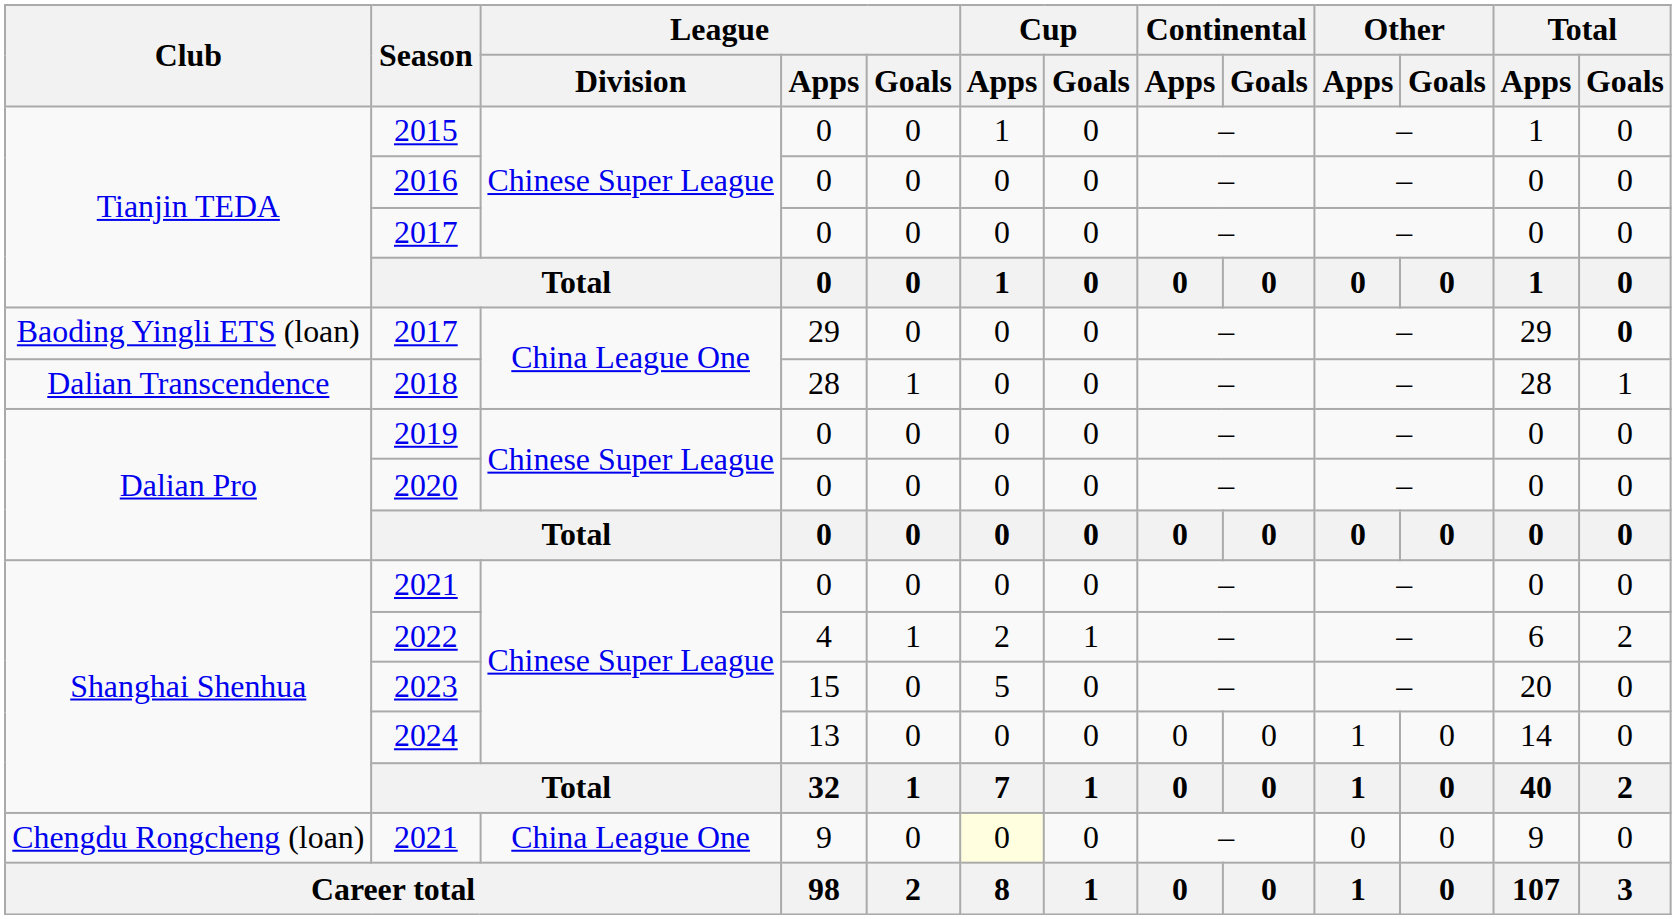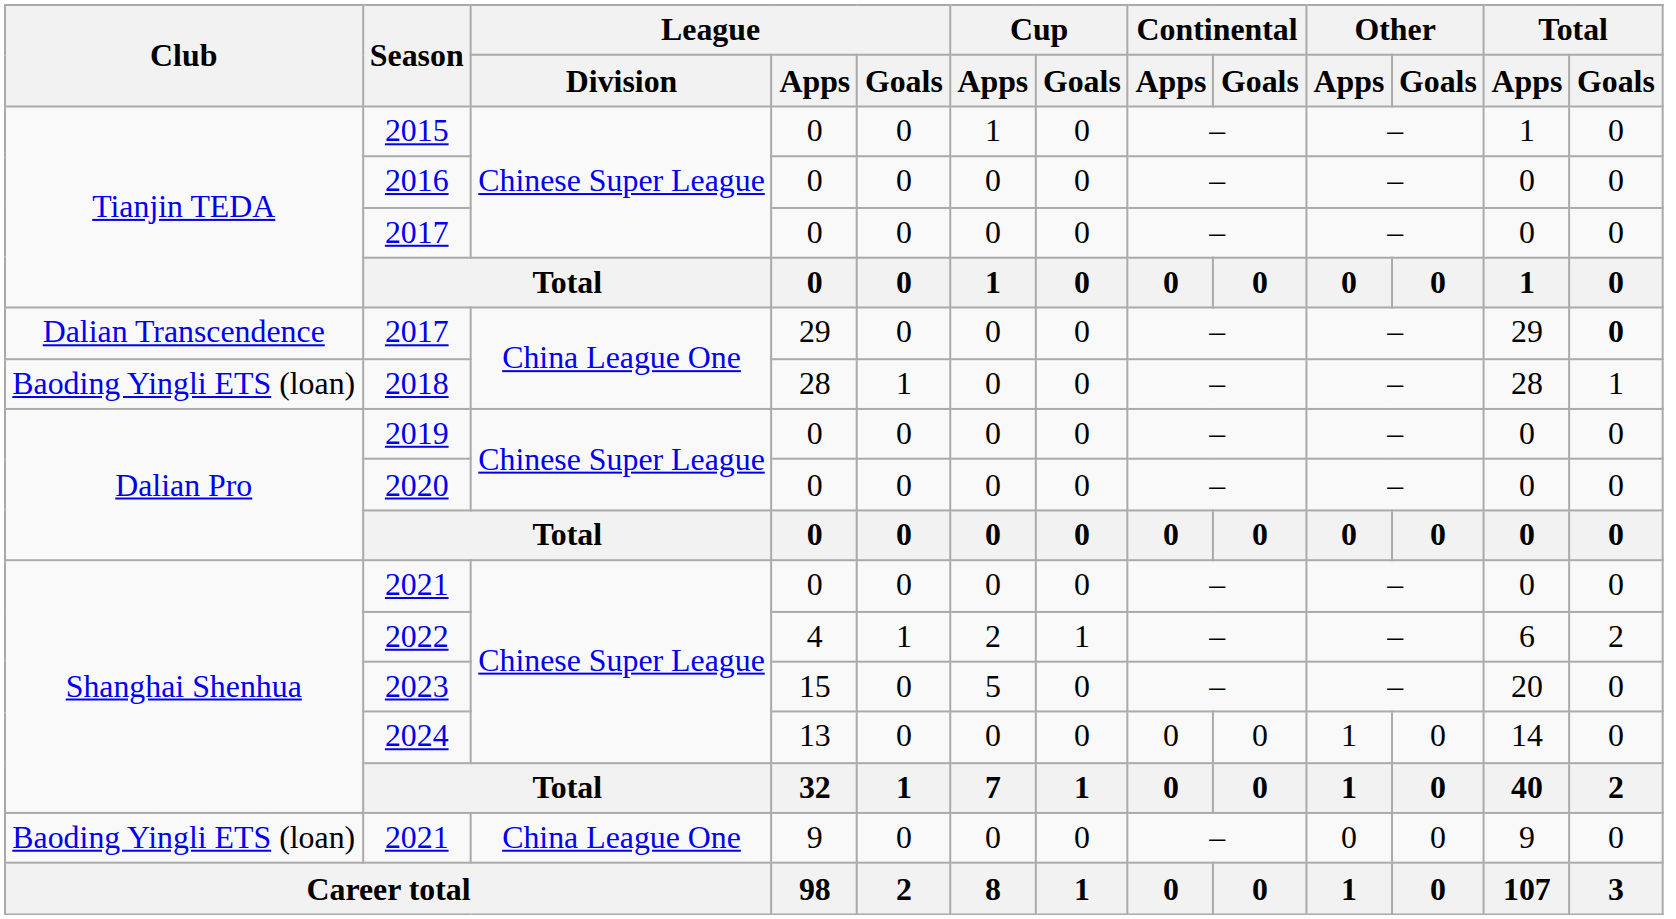(188, 332) Baoding Yingli ETS (loan) -> (184, 332) Dalian Transcendence
(188, 383) Dalian Transcendence -> (184, 383) Baoding Yingli ETS (loan)
(188, 837) Chengdu Rongcheng (loan) -> (184, 837) Baoding Yingli ETS (loan)
(1002, 837) lightyellow background -> (993, 837) no background
